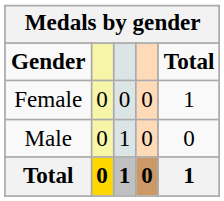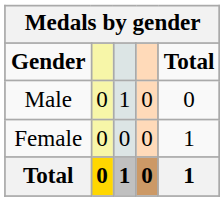rows swapped: (48, 138) <-> (48, 99)
